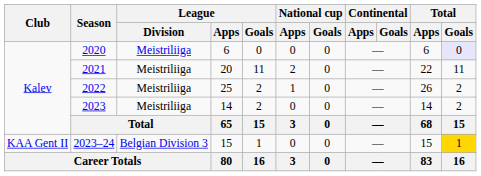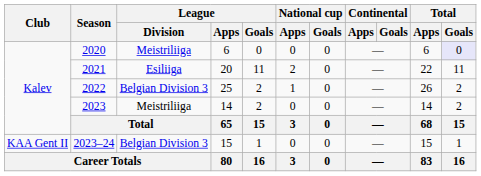(164, 69) Meistriliiga -> (164, 69) Esiliiga
(164, 87) Meistriliiga -> (164, 87) Belgian Division 3
(459, 143) gold background -> (459, 143) no background
